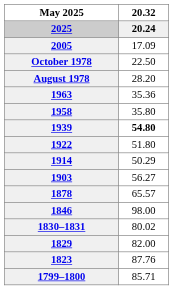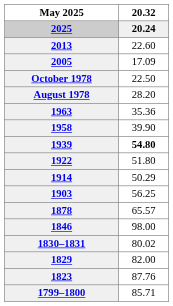+ row: (62, 45)
(144, 111) 35.80 -> (144, 128) 39.90
(144, 177) 56.27 -> (144, 194) 56.25
